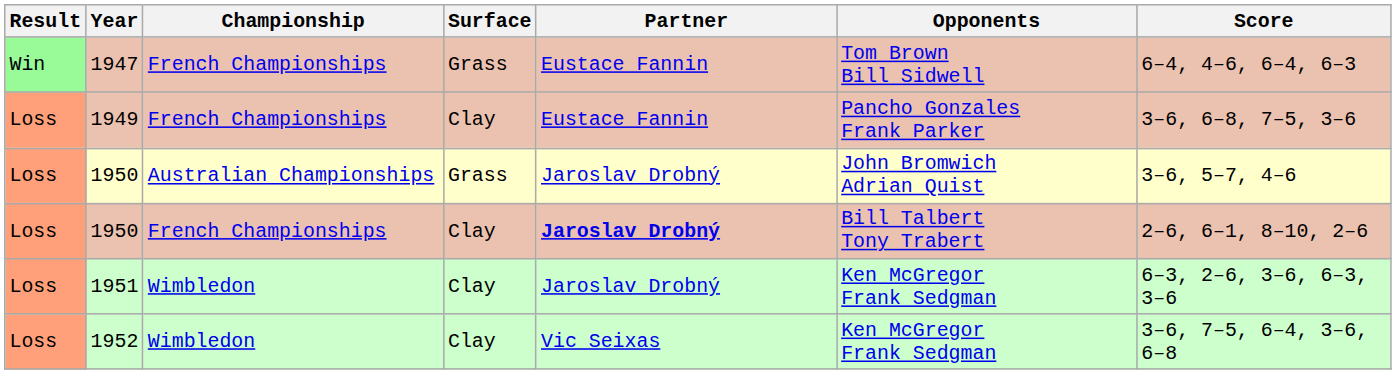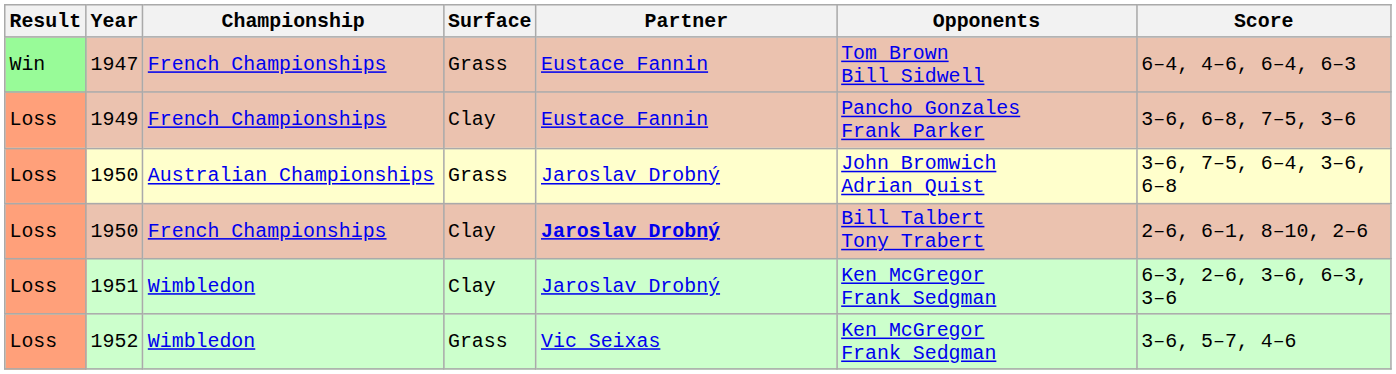(1219, 176) 3–6, 5–7, 4–6 -> (1255, 176) 3–6, 7–5, 6–4, 3–6, 6–8
(472, 342) Clay -> (478, 342) Grass
(1255, 342) 3–6, 7–5, 6–4, 3–6, 6–8 -> (1219, 342) 3–6, 5–7, 4–6
